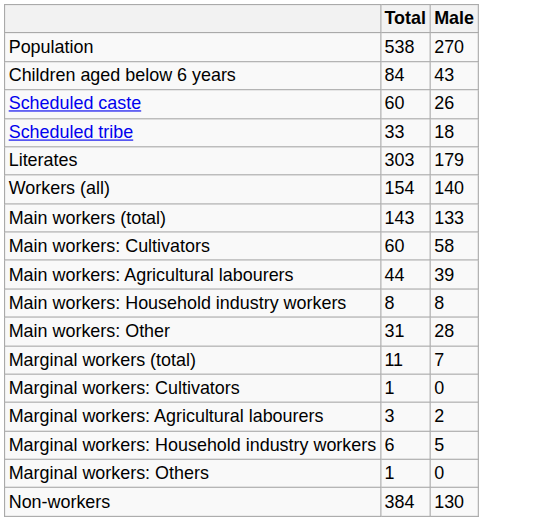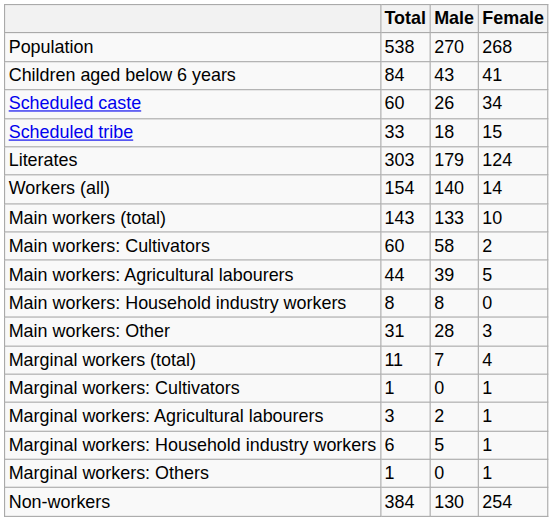+ column: (513, 18)
